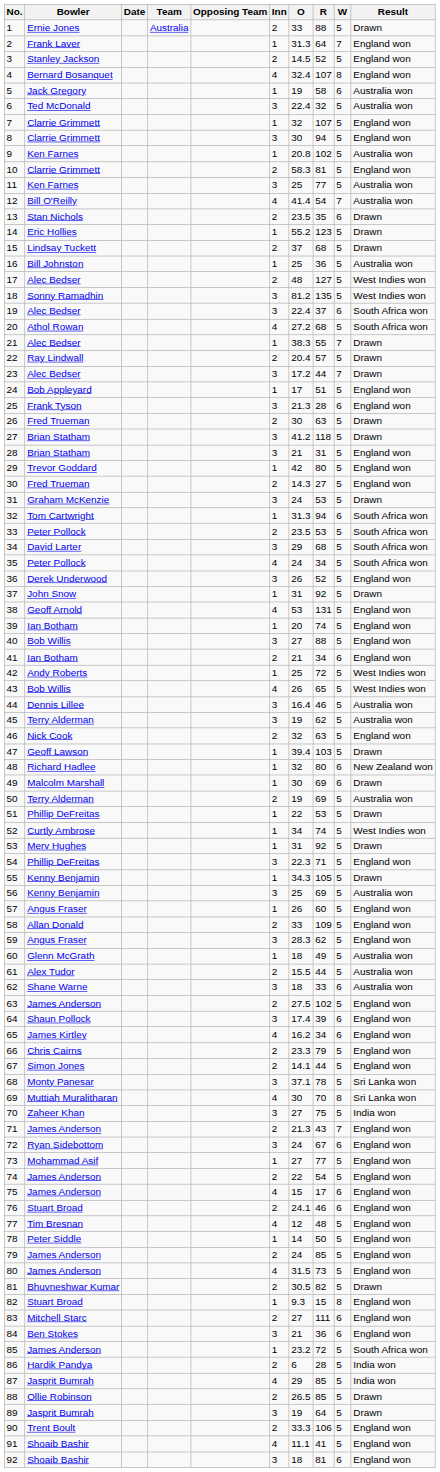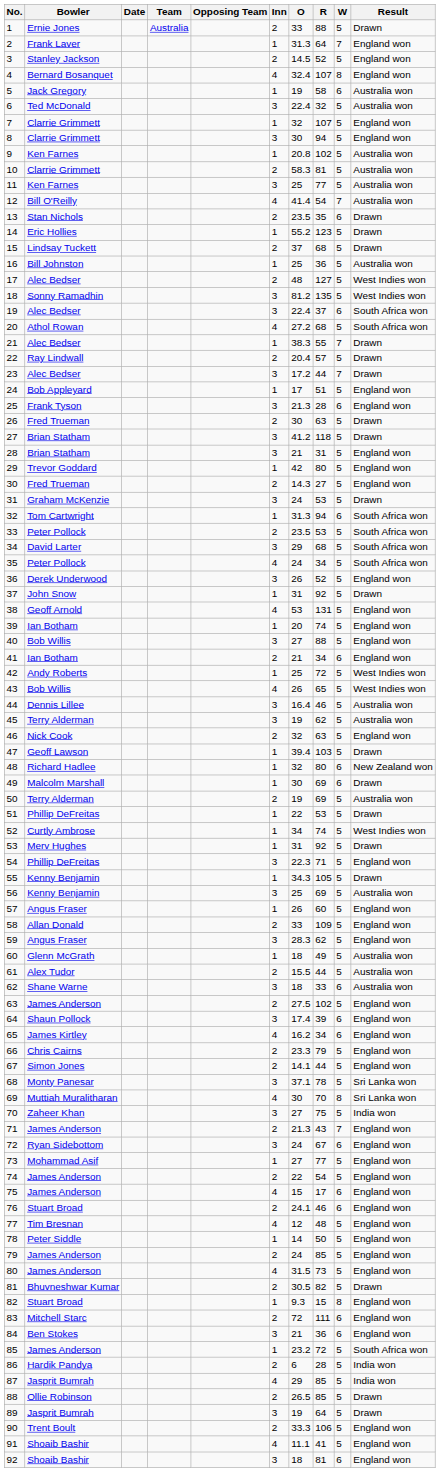(382, 169) England won -> (383, 169) Australia won
(297, 1318) 27 -> (297, 1318) 72
